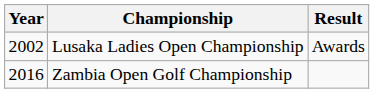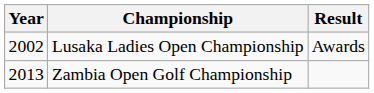(26, 74) 2016 -> (26, 74) 2013
